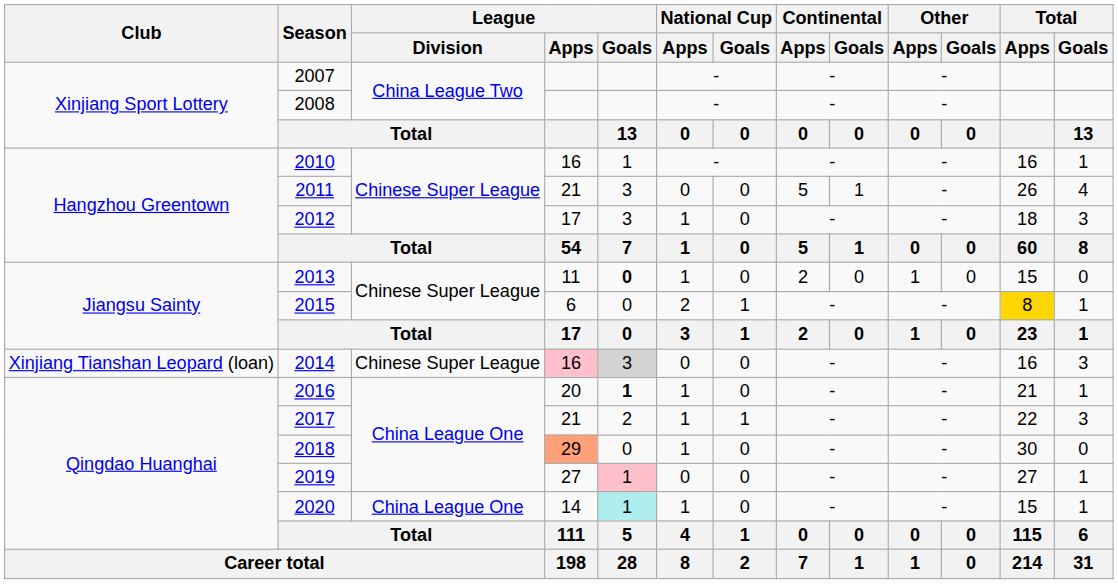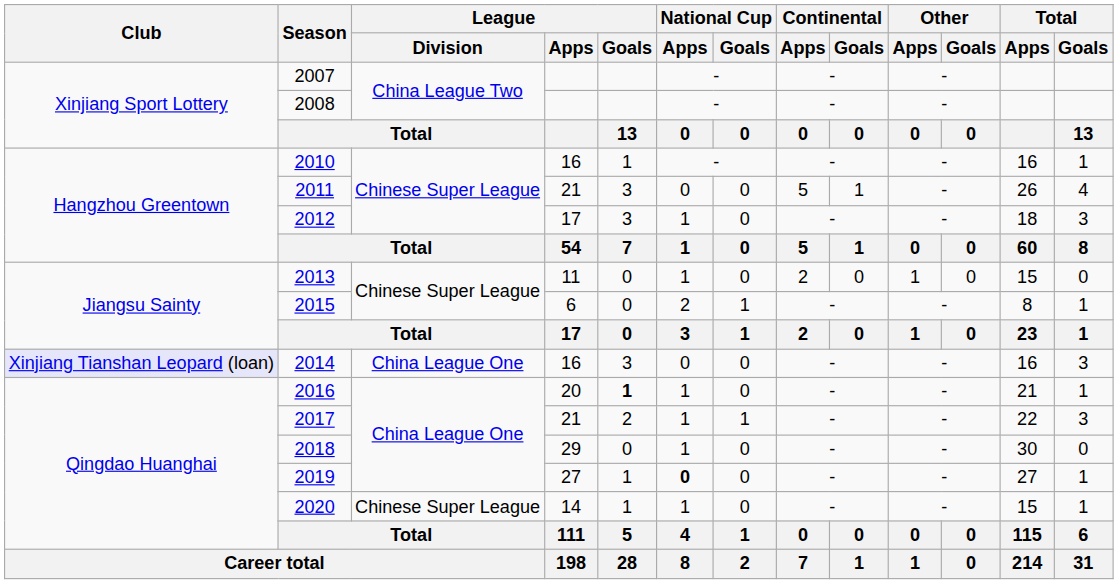(627, 276) bold -> (627, 276) normal
(1027, 305) gold background -> (1027, 305) no background
(141, 362) no background -> (141, 362) lavender background
(448, 362) Chinese Super League -> (448, 362) China League One
(571, 362) pink background -> (571, 362) no background
(627, 362) lightgrey background -> (627, 362) no background
(571, 448) lightsalmon background -> (571, 448) no background
(627, 477) pink background -> (627, 477) no background
(685, 477) normal -> (685, 477) bold
(448, 506) China League One -> (448, 506) Chinese Super League
(627, 506) paleturquoise background -> (627, 506) no background
